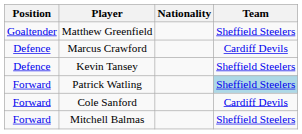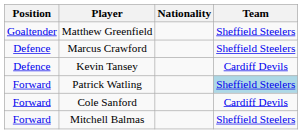(256, 48) Cardiff Devils -> (256, 48) Sheffield Steelers
(256, 66) Sheffield Steelers -> (256, 66) Cardiff Devils
